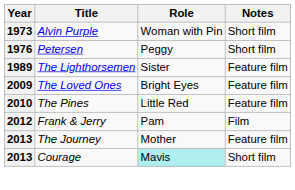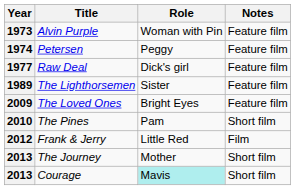(252, 31) Short film -> (258, 31) Feature film
(20, 49) 1976 -> (20, 49) 1974
(252, 49) Short film -> (258, 49) Feature film
+ row: (62, 67)
(165, 103) Little Red -> (152, 121) Pam
(258, 103) Feature film -> (252, 121) Short film
(152, 121) Pam -> (165, 139) Little Red
(258, 139) Feature film -> (252, 157) Short film
